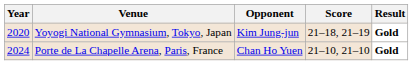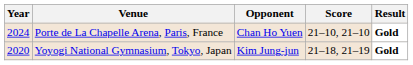rows swapped: (133, 32) <-> (129, 51)
